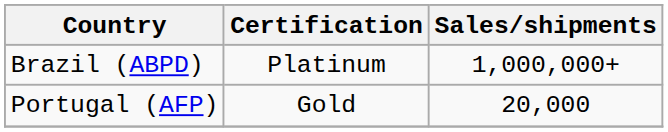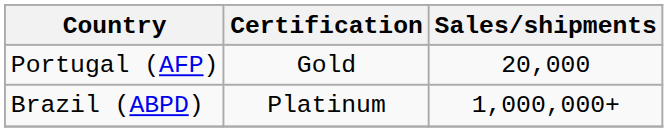rows swapped: (107, 65) <-> (115, 106)
